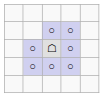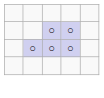- row: (33, 48)
